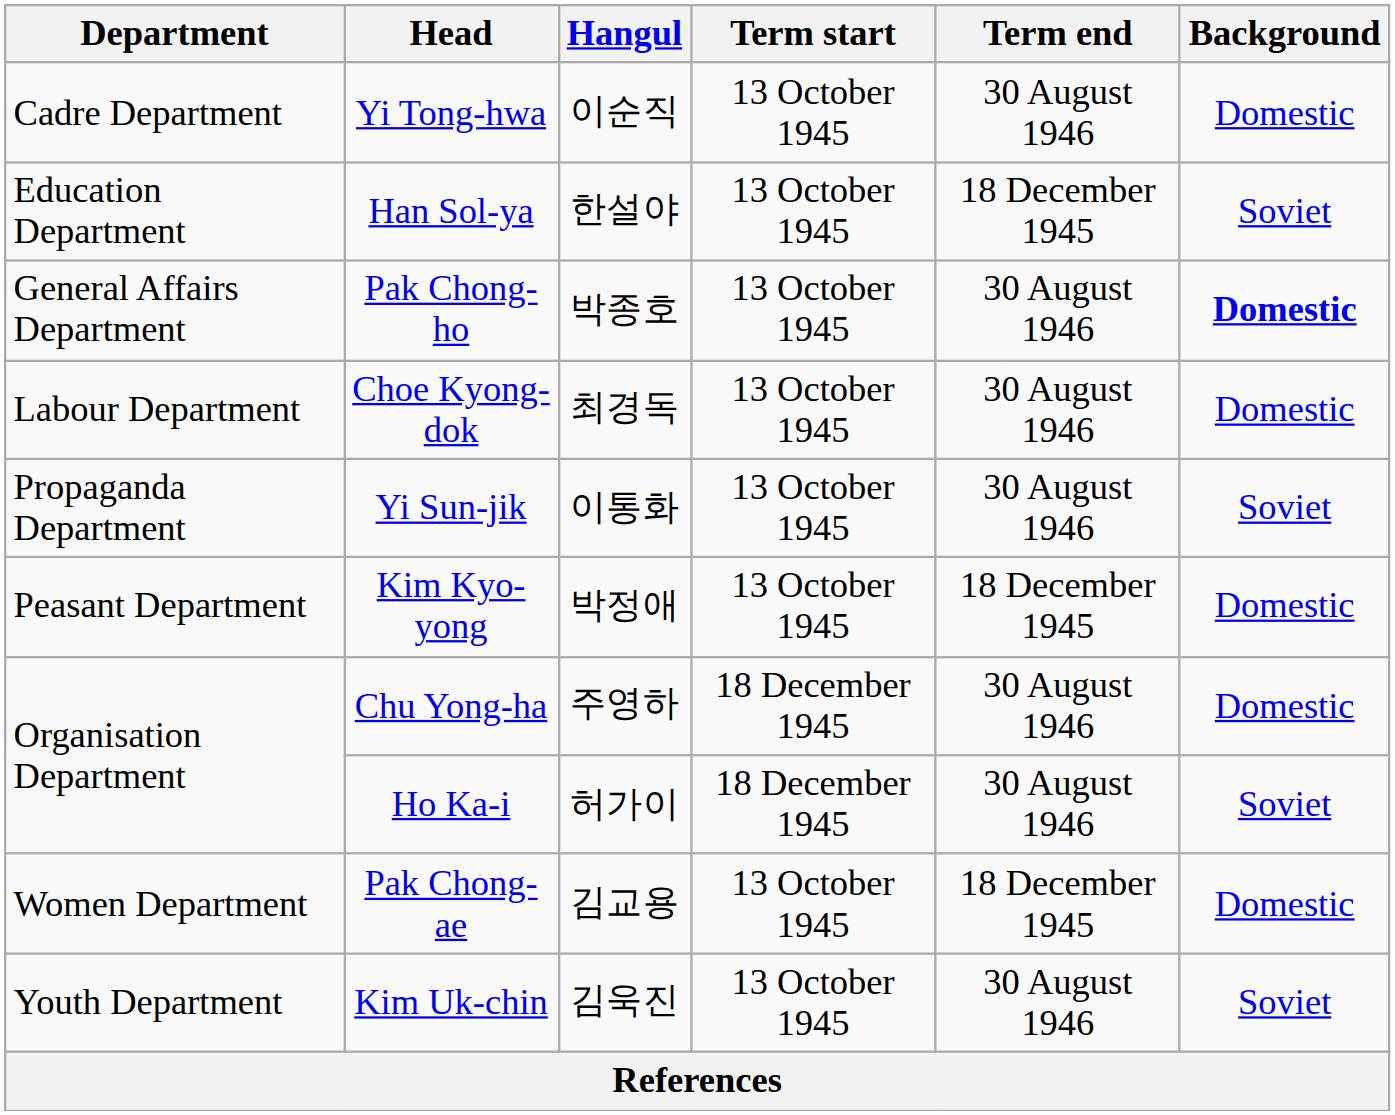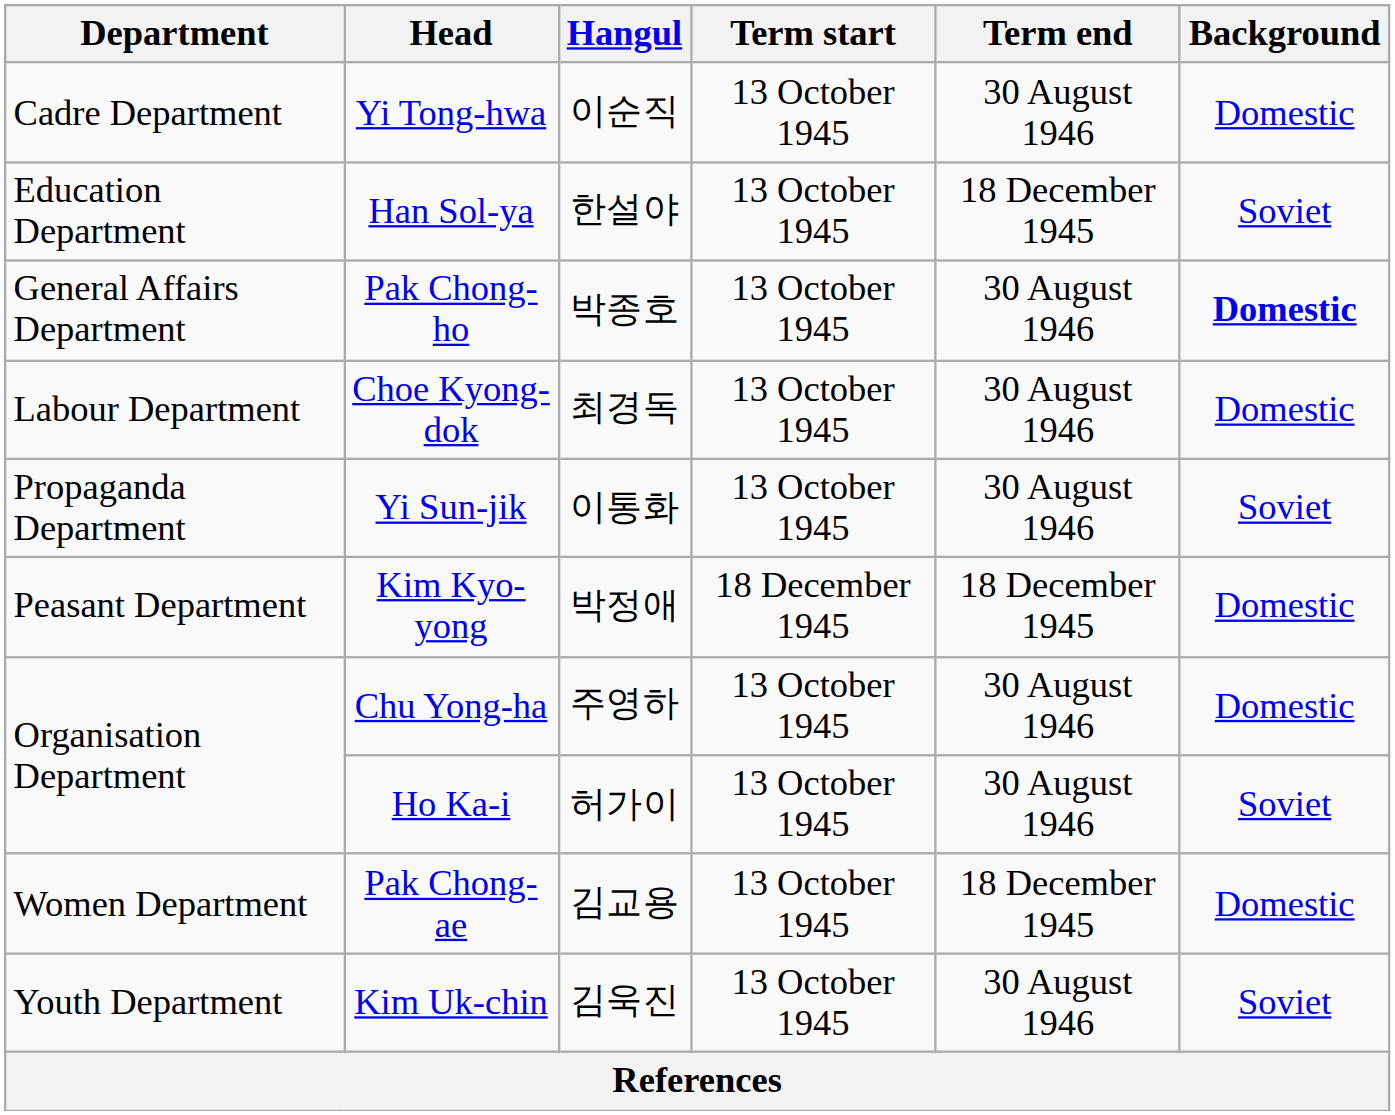(813, 606) 13 October 1945 -> (813, 606) 18 December 1945
(813, 705) 18 December 1945 -> (813, 705) 13 October 1945
(813, 804) 18 December 1945 -> (813, 804) 13 October 1945
